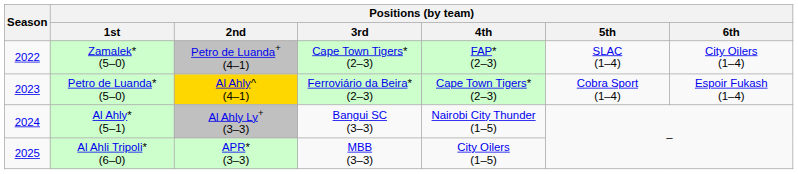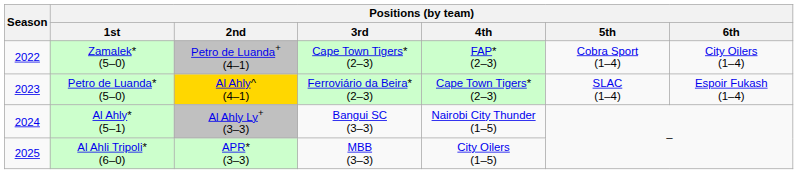(607, 58) SLAC (1–4) -> (607, 58) Cobra Sport (1–4)
(607, 90) Cobra Sport (1–4) -> (607, 90) SLAC (1–4)
